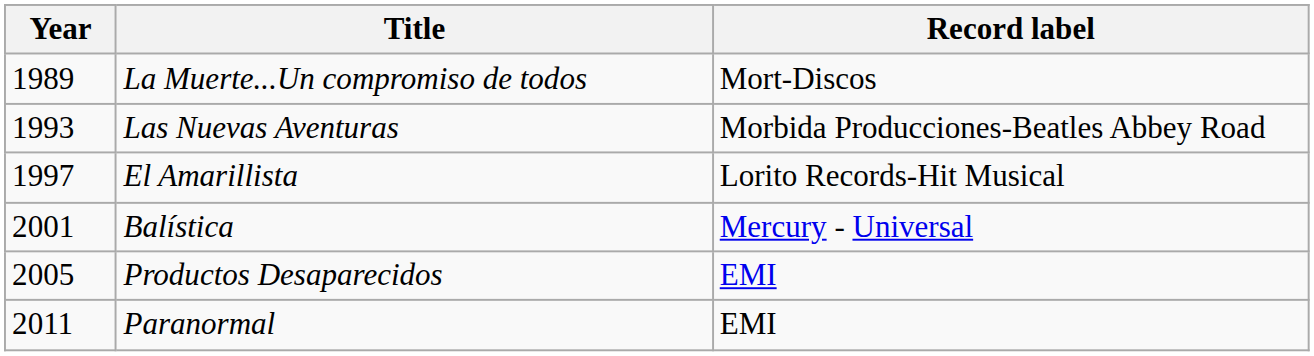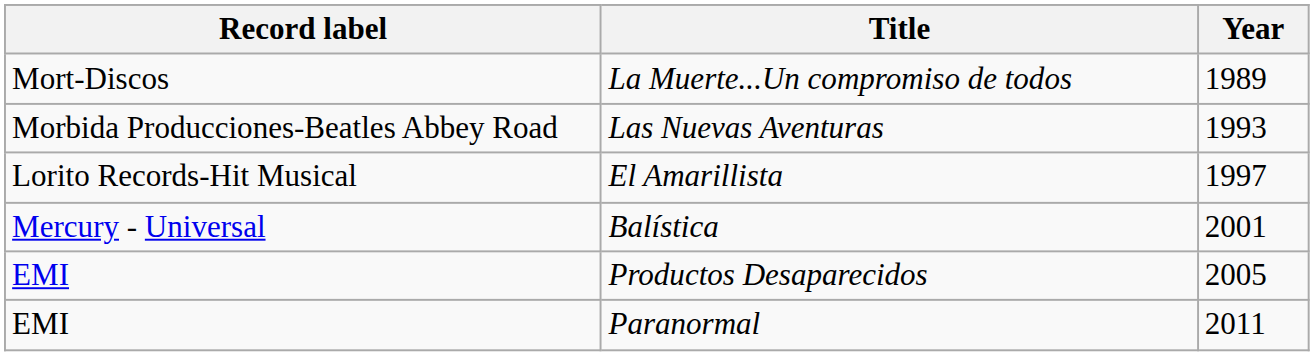columns swapped: (61, 29) <-> (1011, 29)
